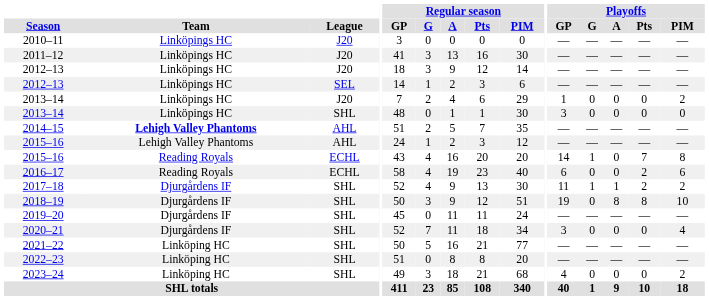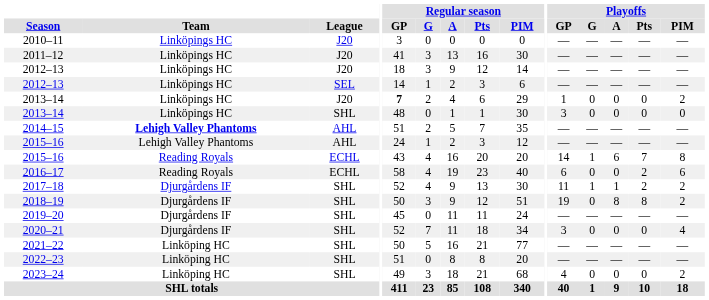(399, 99) normal -> (399, 99) bold
(616, 157) 0 -> (616, 157) 6
(682, 201) 10 -> (682, 201) 2
